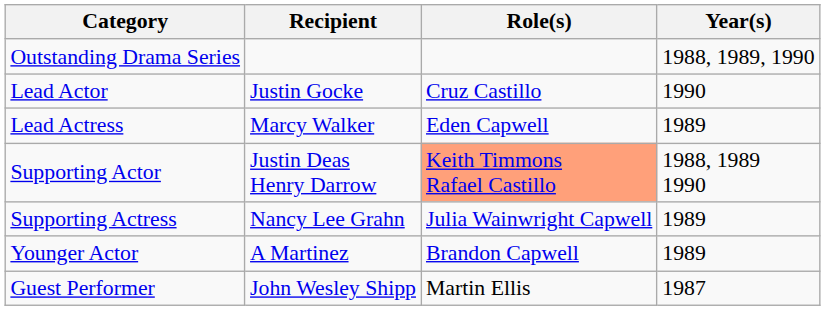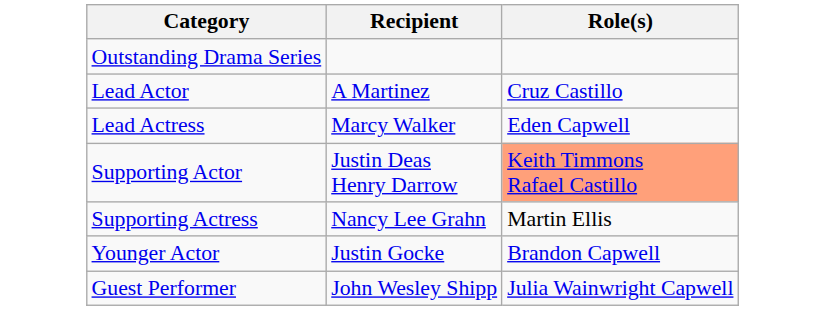- column: (738, 21)
(307, 90) Justin Gocke -> (380, 90) A Martinez
(539, 218) Julia Wainwright Capwell -> (559, 218) Martin Ellis
(299, 253) A Martinez -> (388, 253) Justin Gocke
(478, 287) Martin Ellis -> (620, 287) Julia Wainwright Capwell
